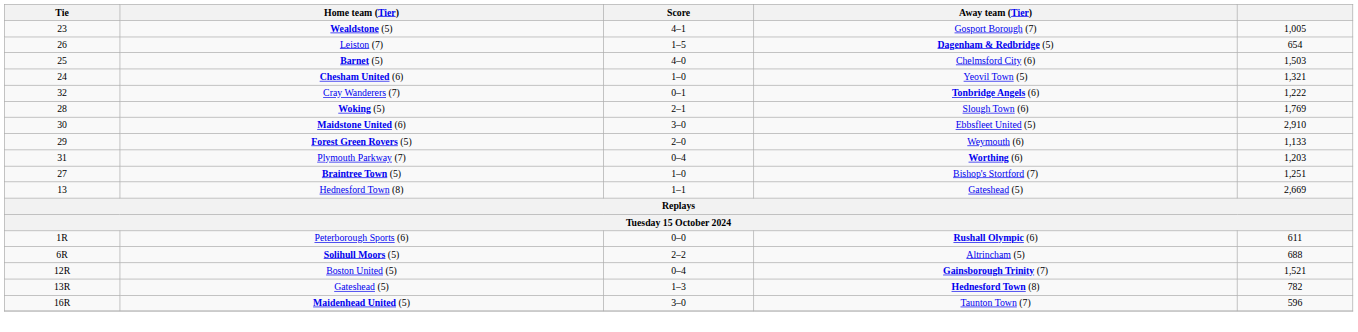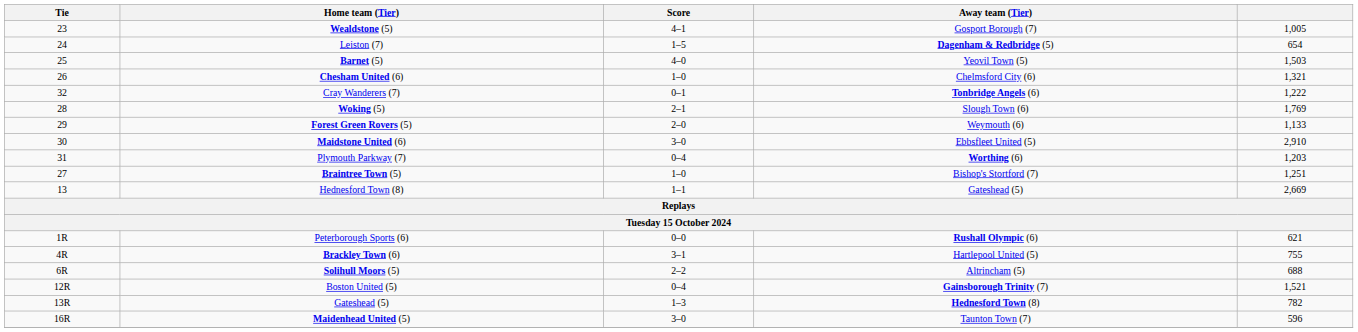(62, 45) 26 -> (62, 45) 24
(996, 61) Chelmsford City (6) -> (996, 61) Yeovil Town (5)
(62, 77) 24 -> (62, 77) 26
(996, 77) Yeovil Town (5) -> (996, 77) Chelmsford City (6)
rows swapped: (361, 142) <-> (362, 126)
(1295, 239) 611 -> (1295, 239) 621
+ row: (361, 255)
